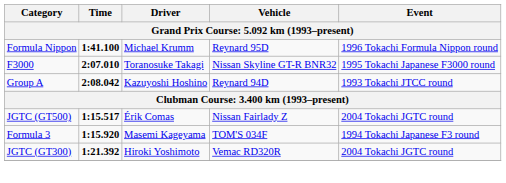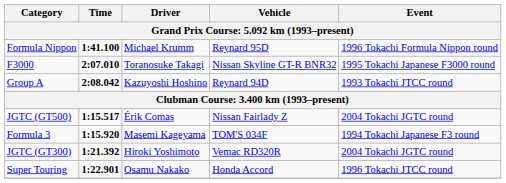+ row: (37, 169)
